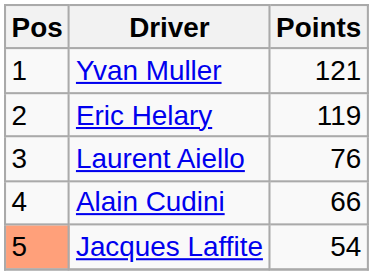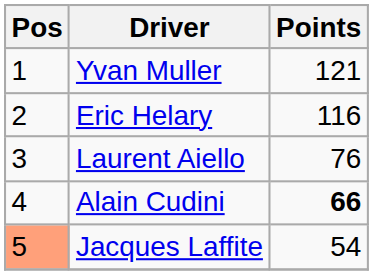(339, 114) 119 -> (339, 114) 116
(346, 202) normal -> (346, 202) bold
